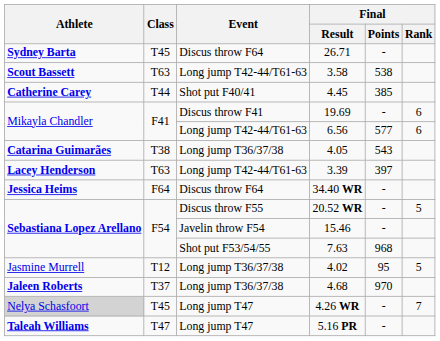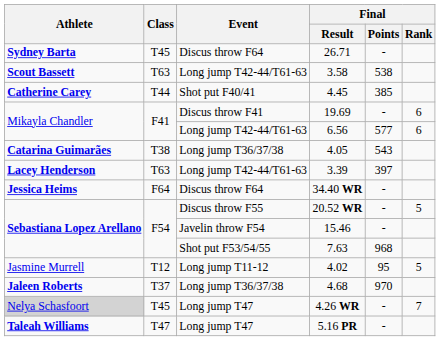(231, 267) Long jump T36/37/38 -> (224, 267) Long jump T11-12
